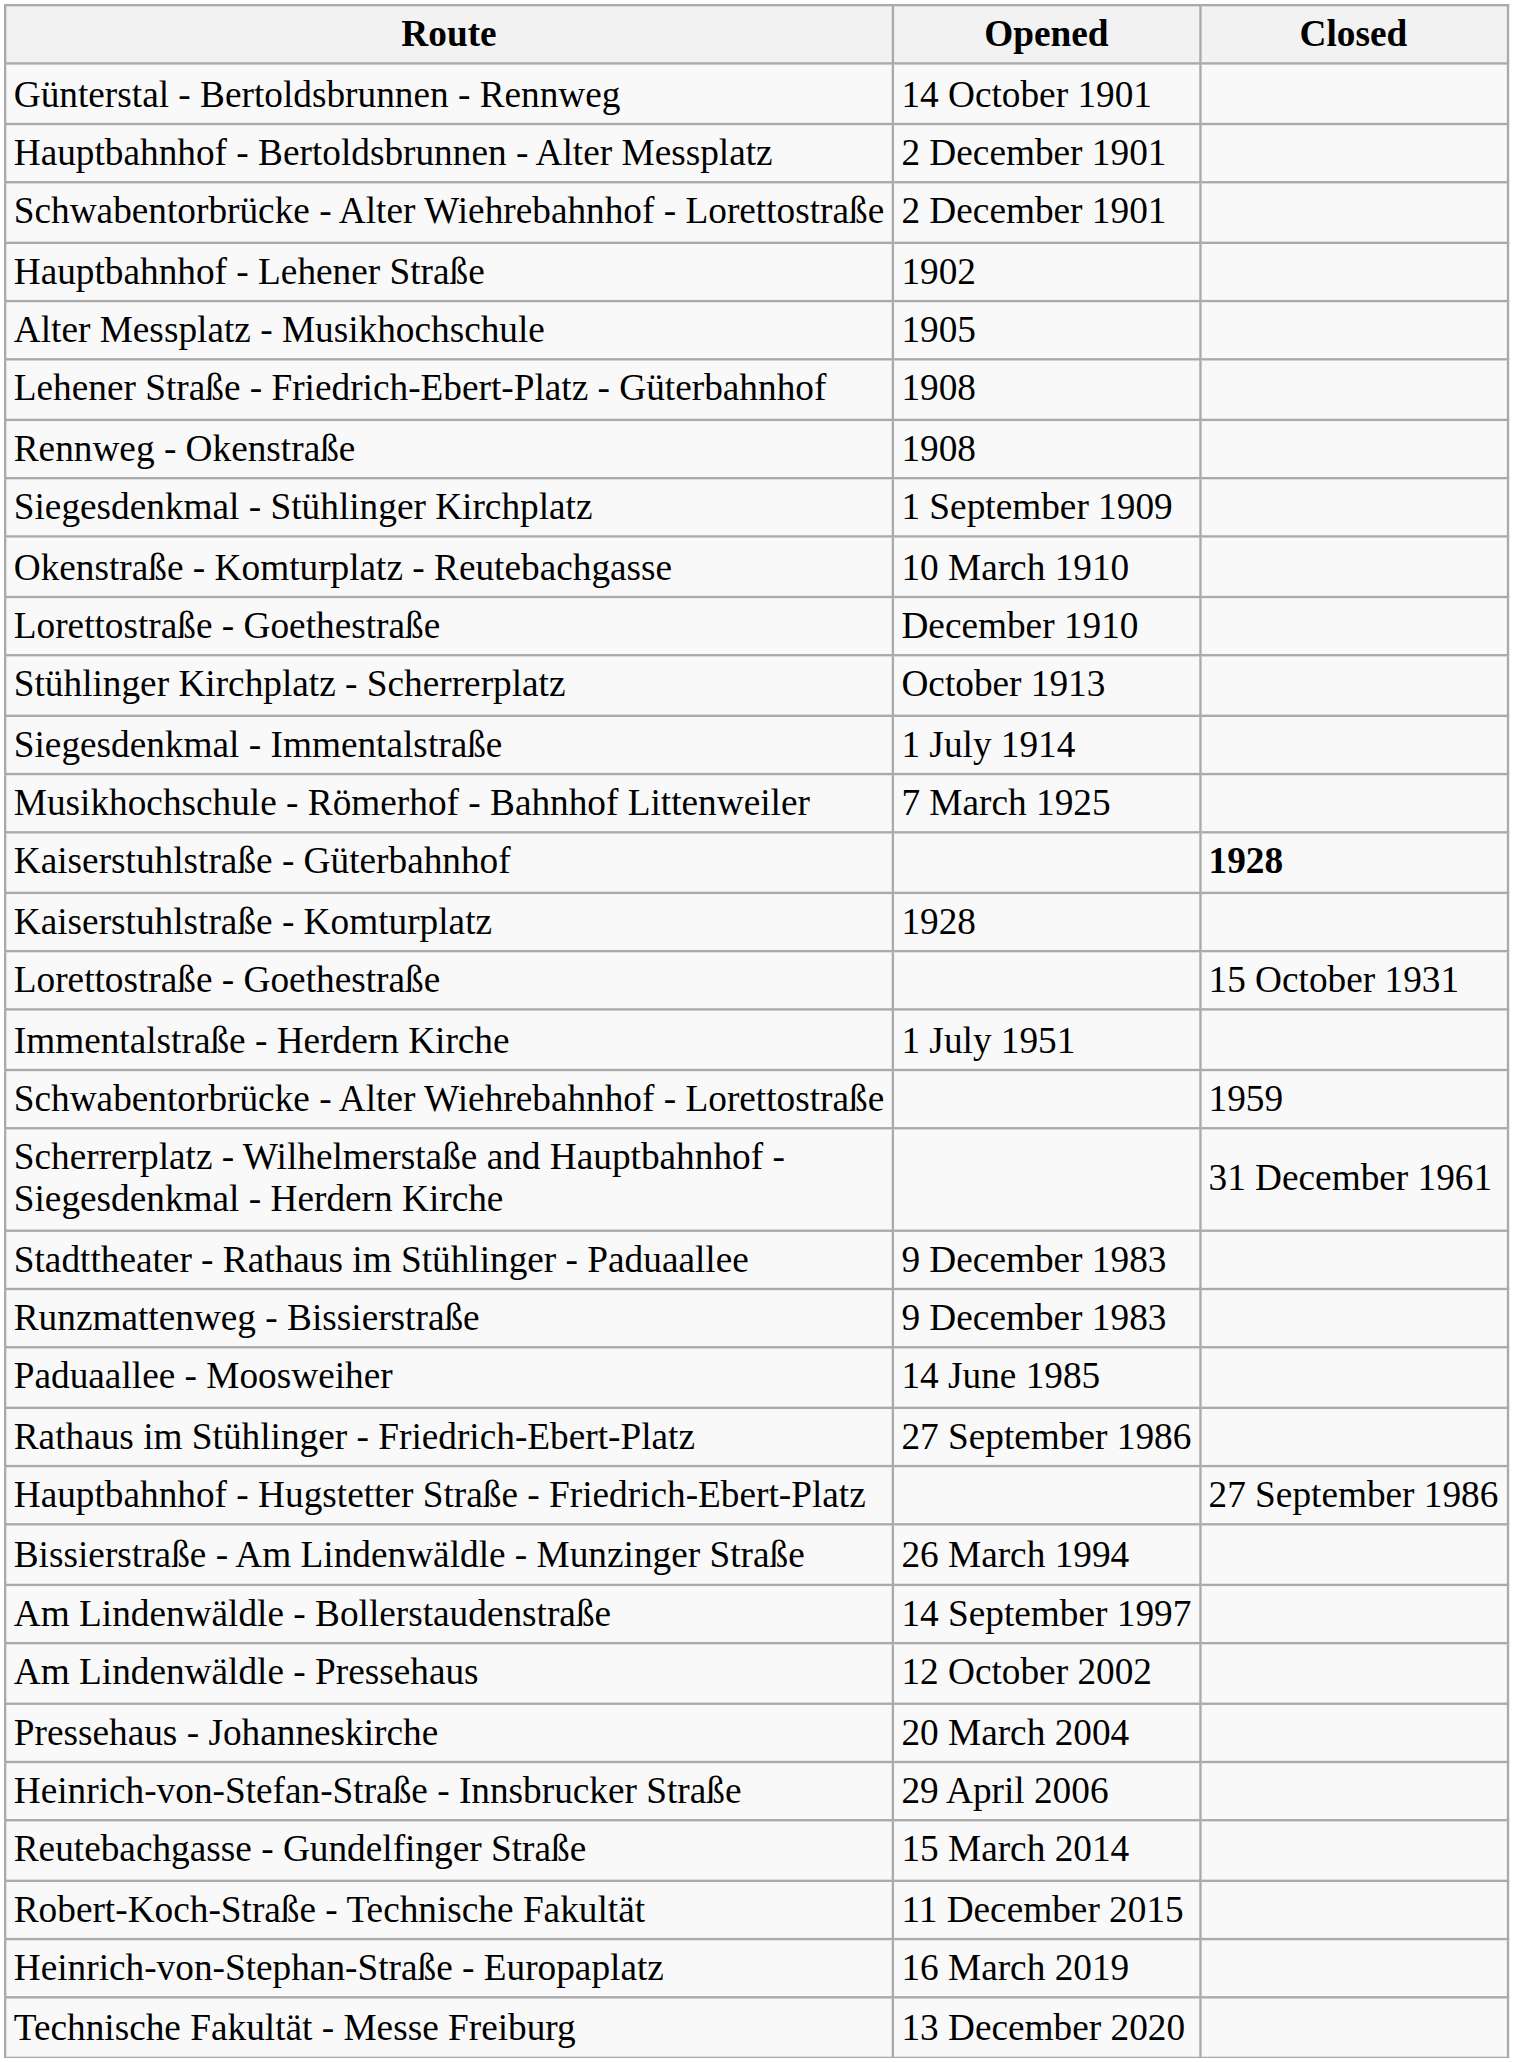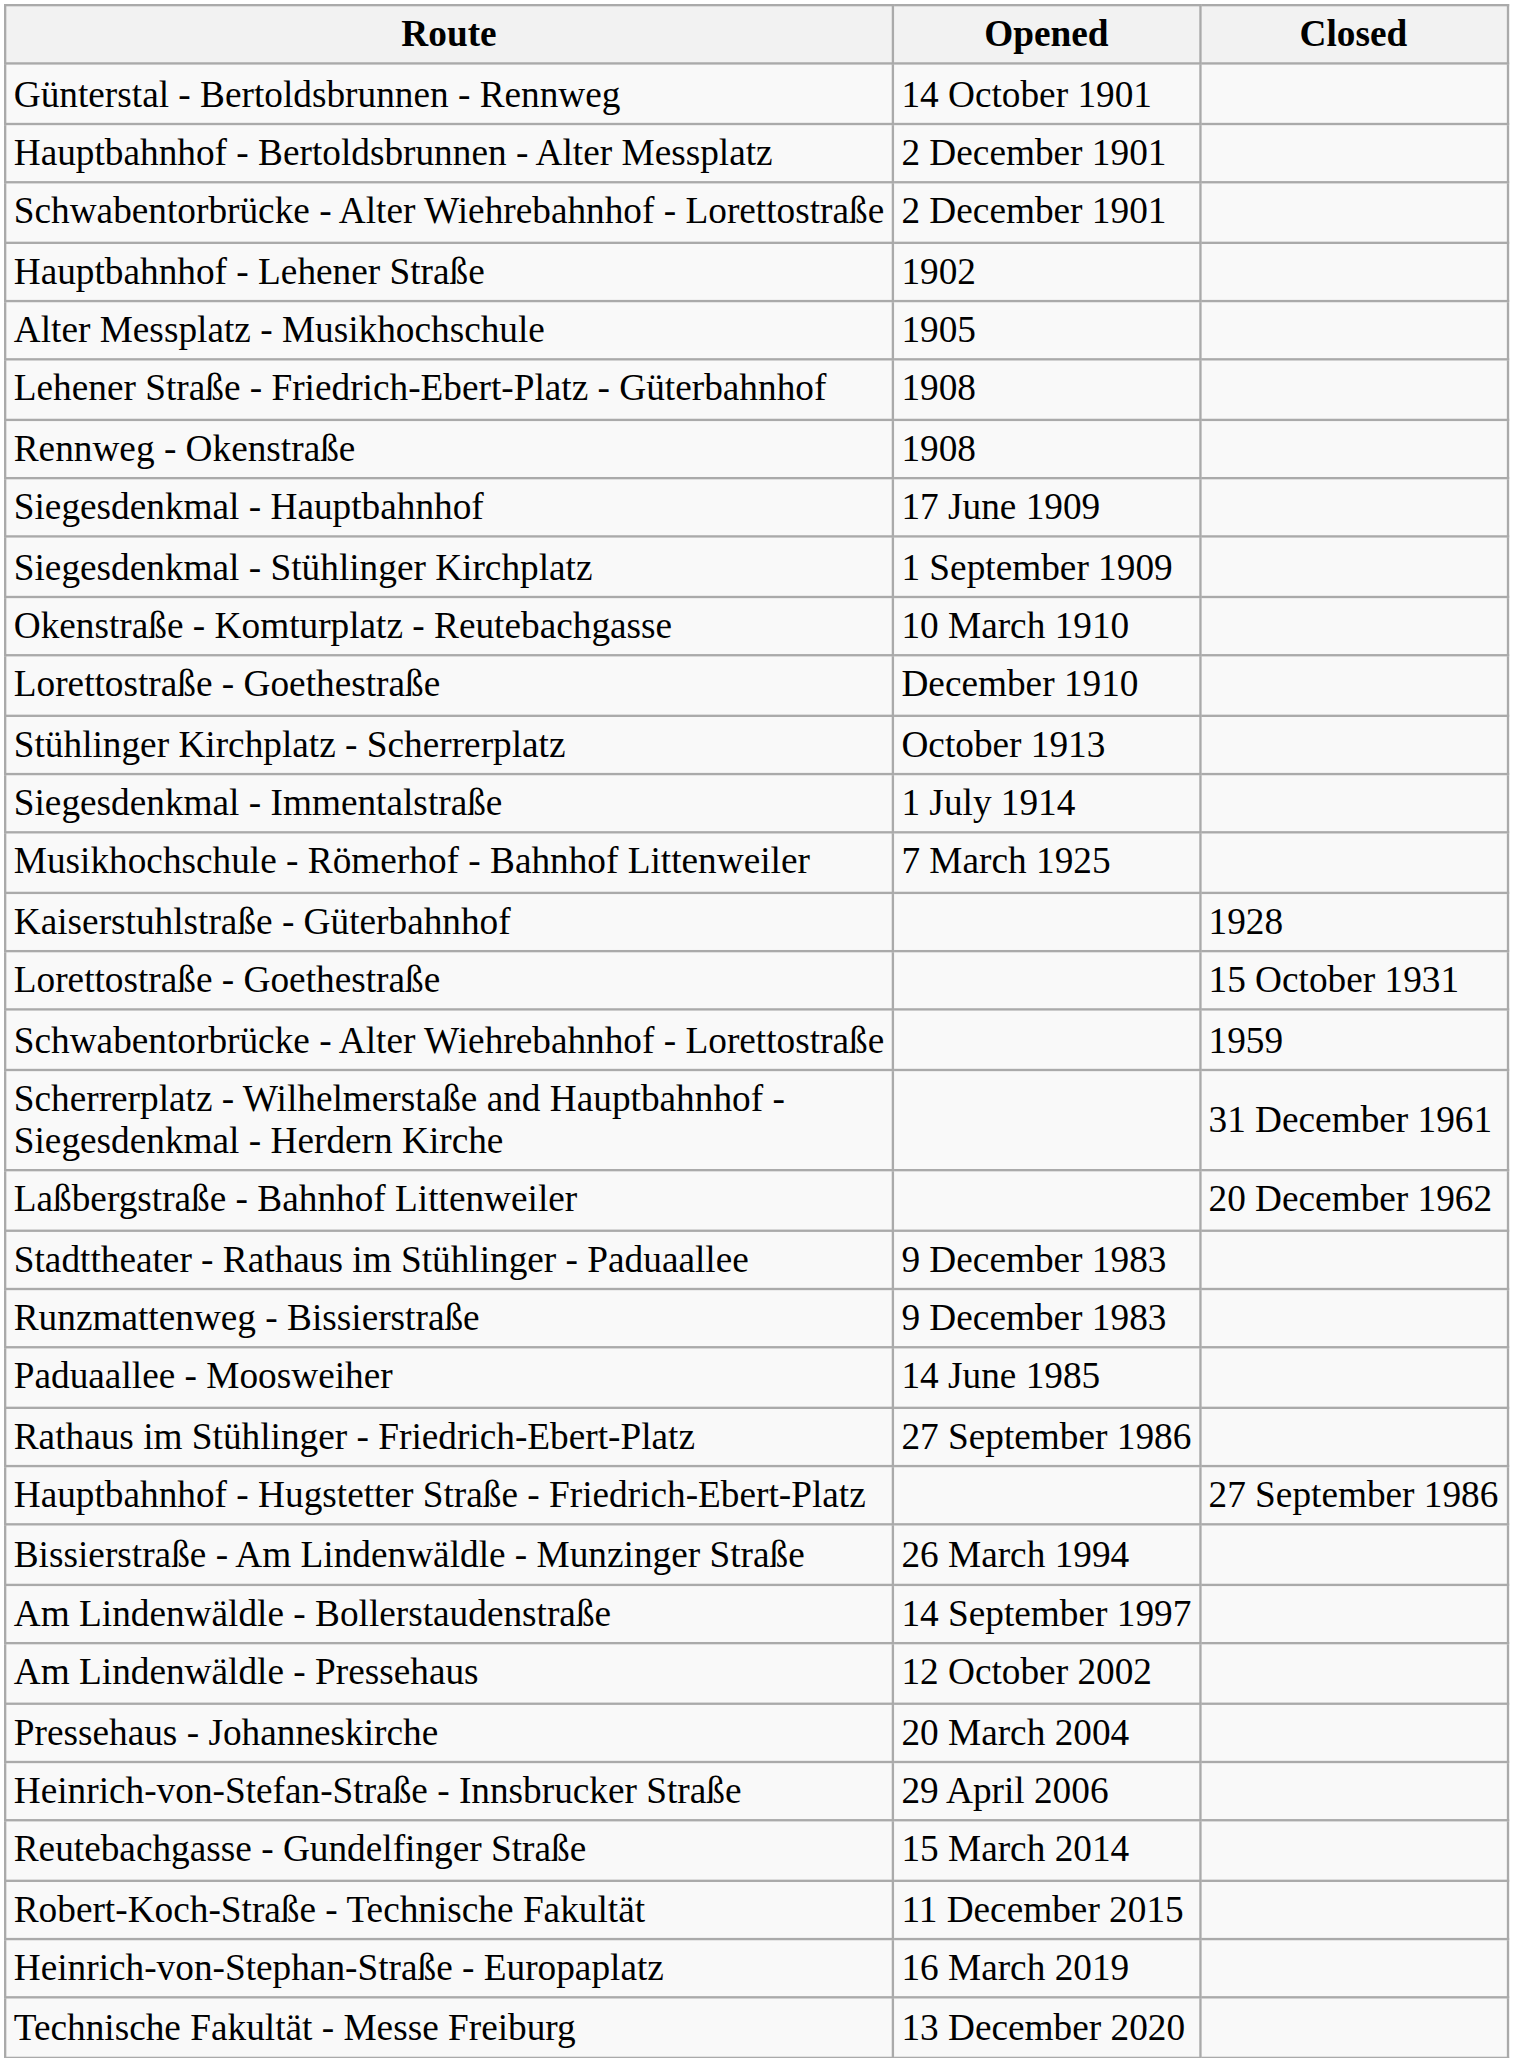+ row: (249, 507)
(1246, 861) bold -> (1246, 920) normal
- row: (253, 920)
- row: (262, 1039)
+ row: (296, 1199)
